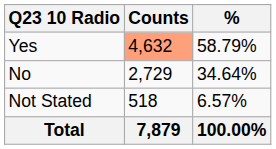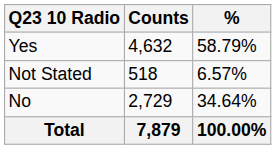(150, 46) lightsalmon background -> (150, 46) no background
rows swapped: (20, 74) <-> (50, 102)
